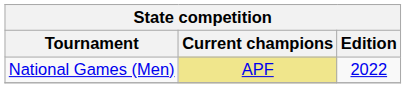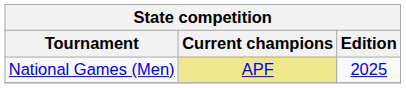(369, 69) 2022 -> (369, 69) 2025
